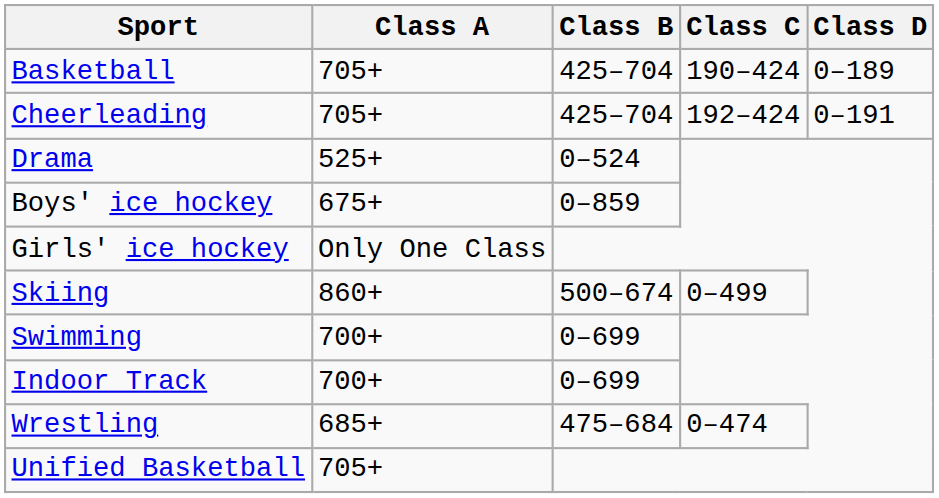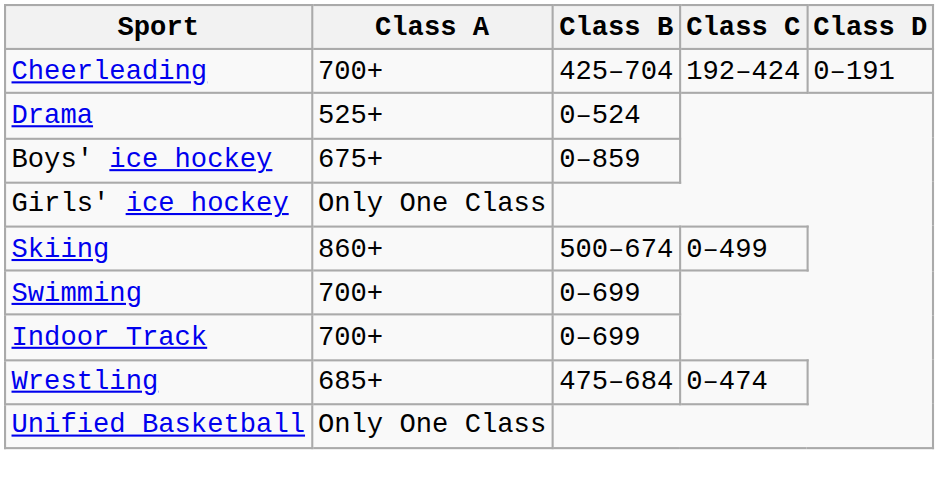- row: (93, 71)
(351, 116) 705+ -> (351, 71) 700+
(351, 470) 705+ -> (432, 426) Only One Class
